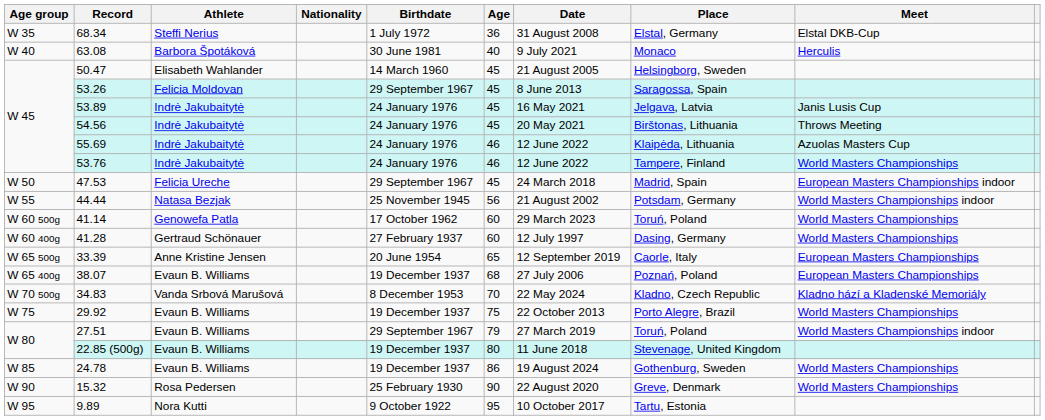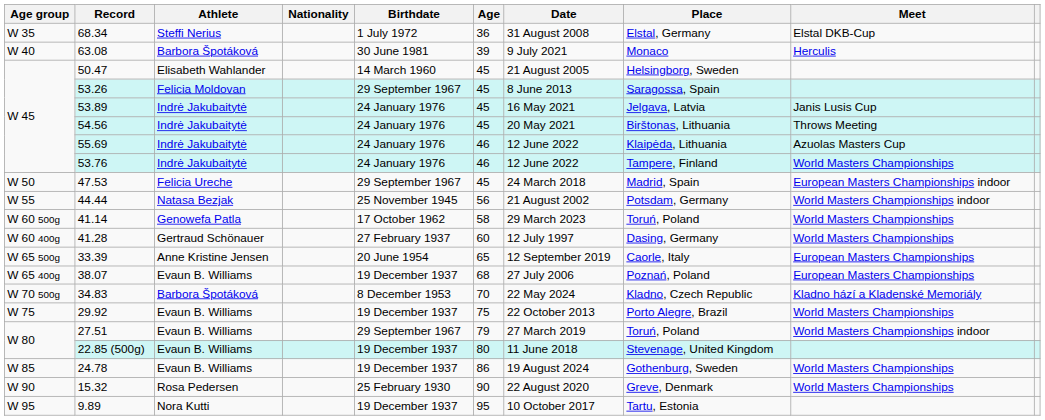(493, 51) 40 -> (483, 51) 39
(493, 219) 60 -> (483, 219) 58
(219, 294) Vanda Srbová Marušová -> (208, 294) Barbora Špotáková
(410, 406) 9 October 1922 -> (407, 406) 19 December 1937
